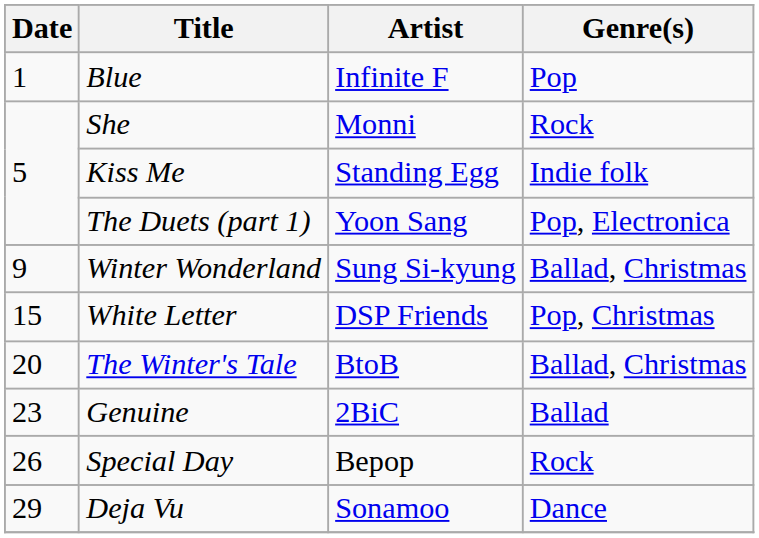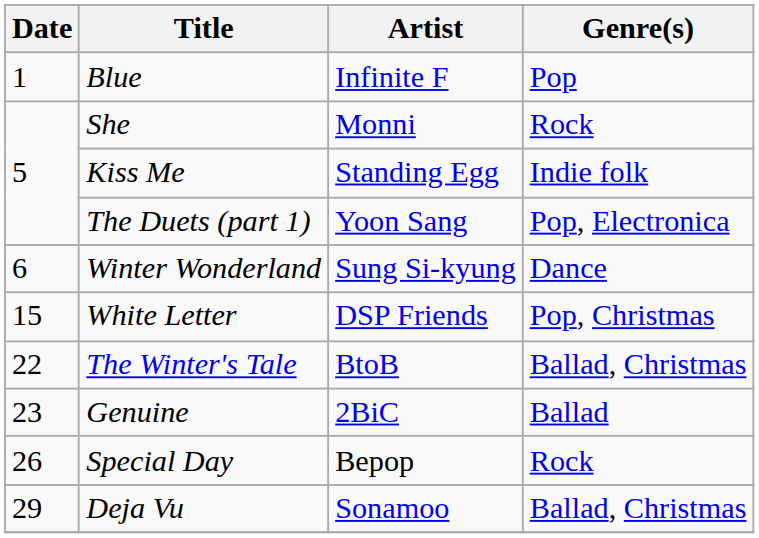(19, 268) 9 -> (19, 268) 6
(638, 268) Ballad, Christmas -> (568, 268) Dance
(27, 364) 20 -> (27, 364) 22
(568, 508) Dance -> (638, 508) Ballad, Christmas
